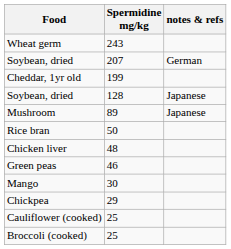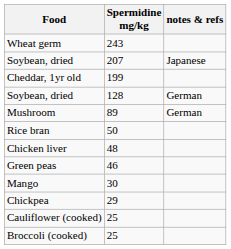(184, 60) German -> (186, 60) Japanese
(186, 95) Japanese -> (184, 95) German
(186, 113) Japanese -> (184, 113) German
